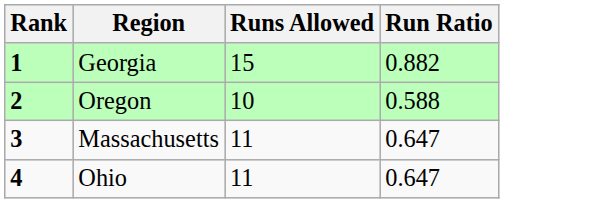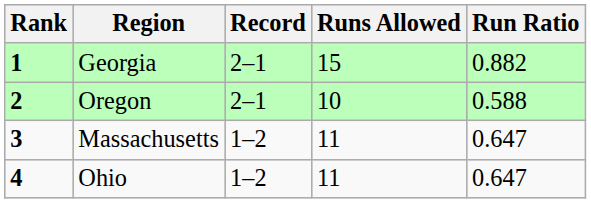+ column: (268, 23)
